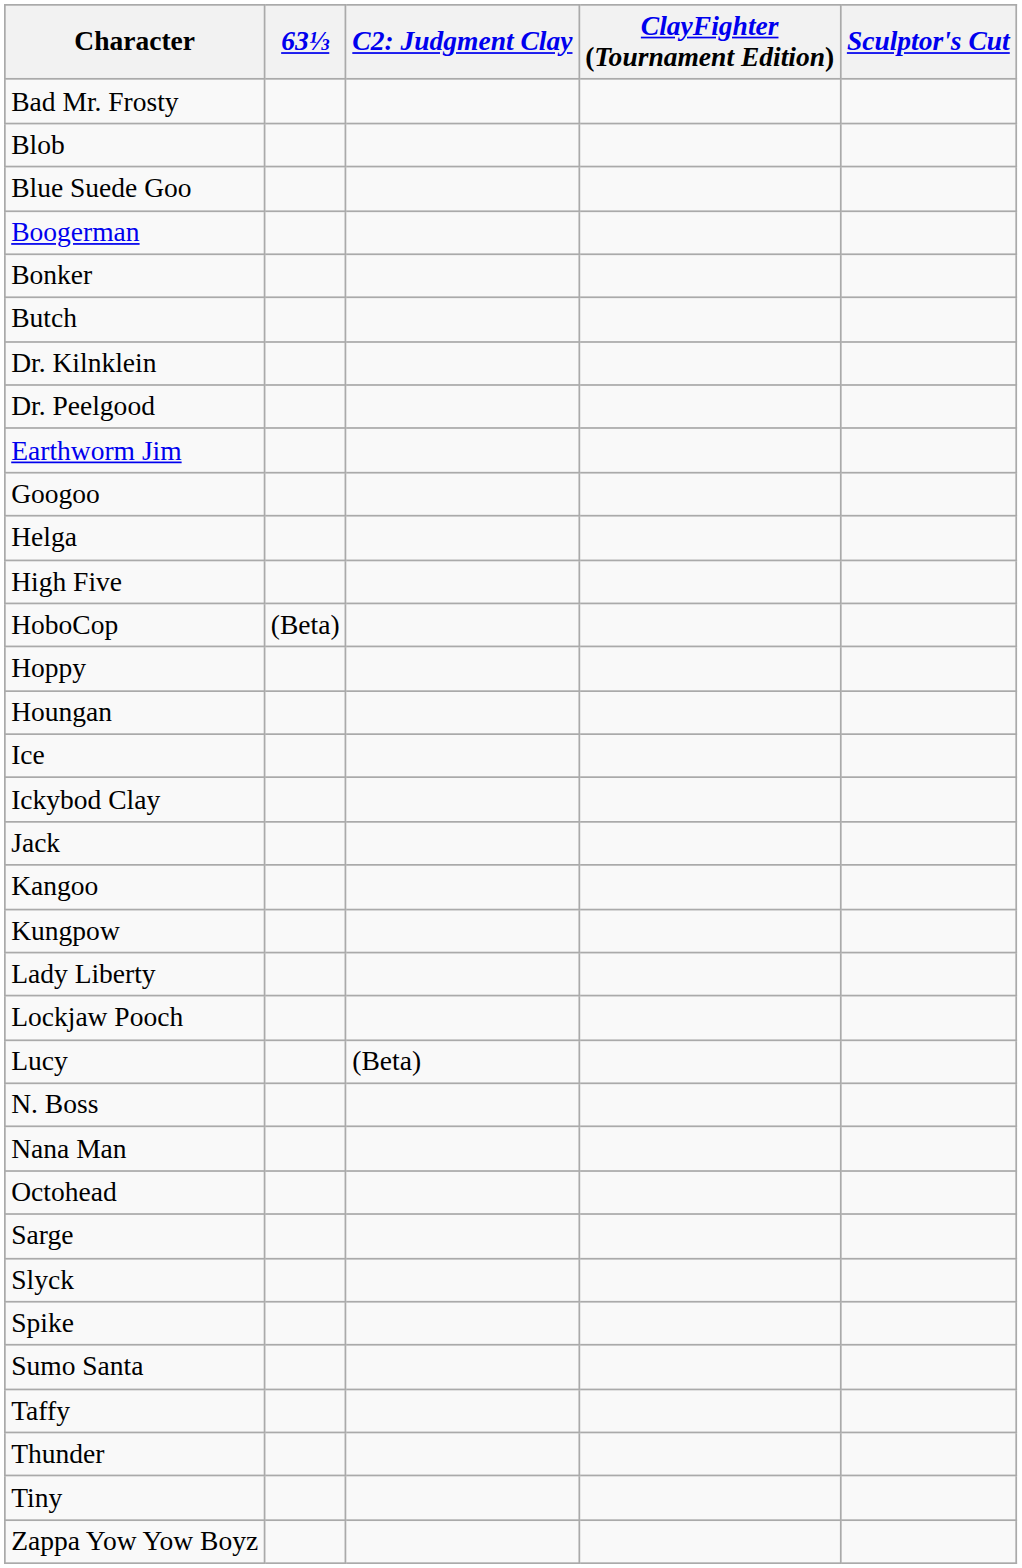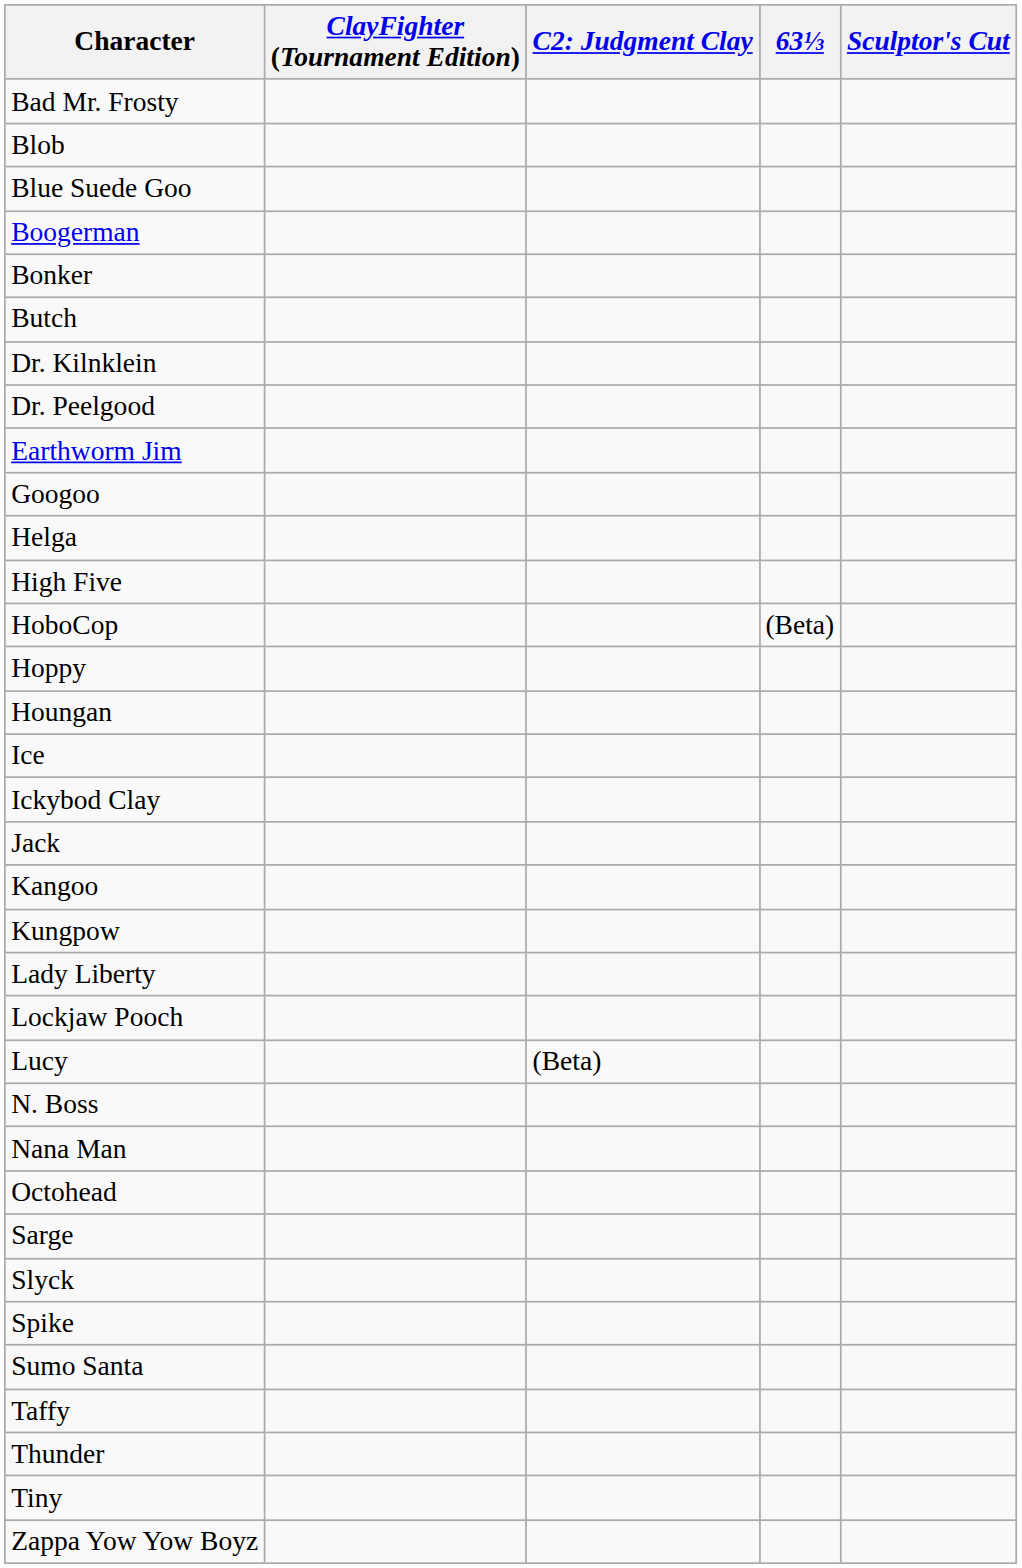columns swapped: (710, 41) <-> (305, 41)
